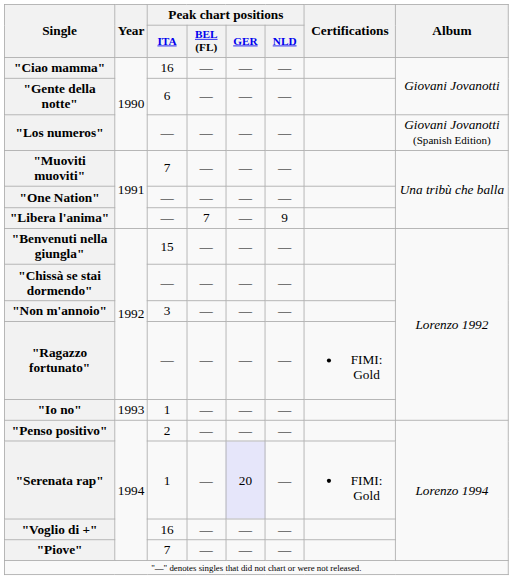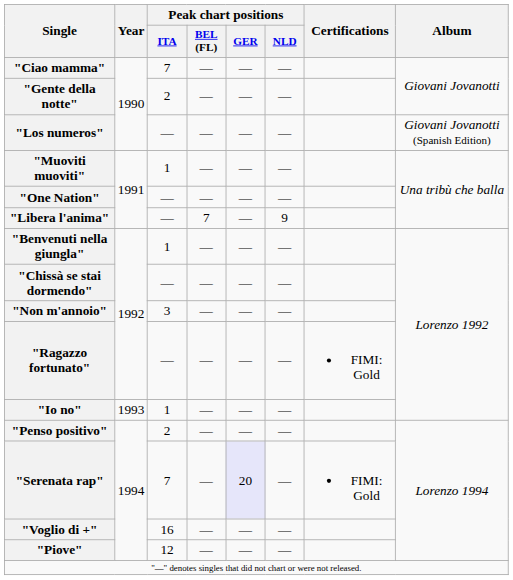(167, 67) 16 -> (167, 67) 7
(167, 96) 6 -> (167, 96) 2
(167, 168) 7 -> (167, 168) 1
(167, 246) 15 -> (167, 246) 1
(167, 480) 1 -> (167, 480) 7
(167, 550) 7 -> (167, 550) 12
